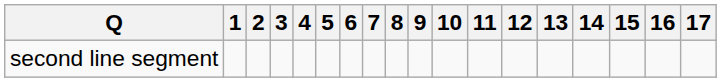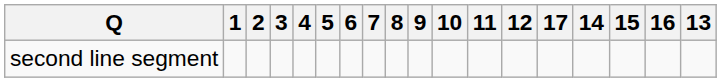columns swapped: (556, 22) <-> (699, 22)
